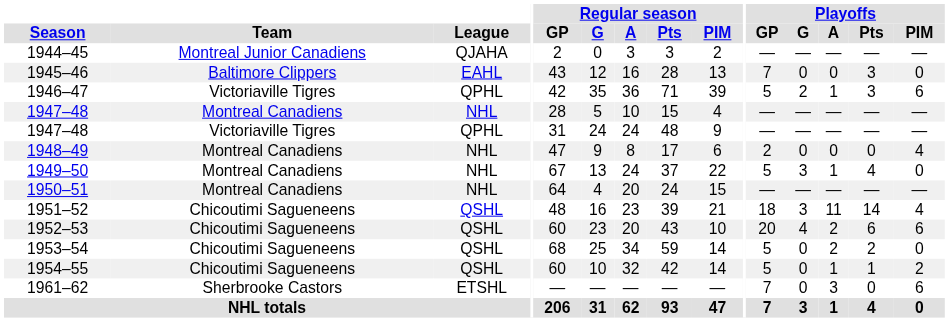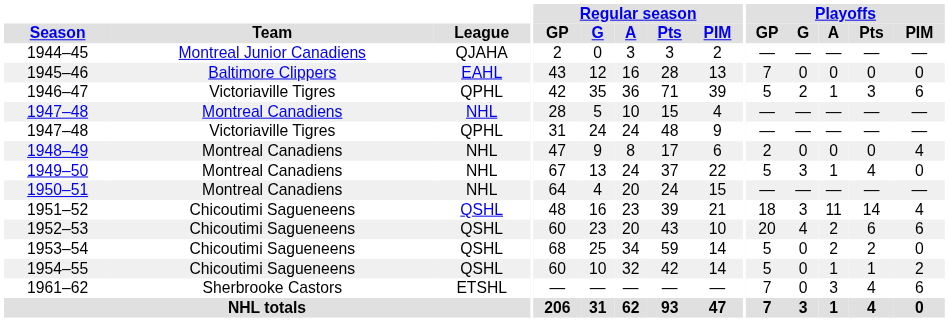(871, 72) 3 -> (871, 72) 0
(871, 288) 0 -> (871, 288) 4
